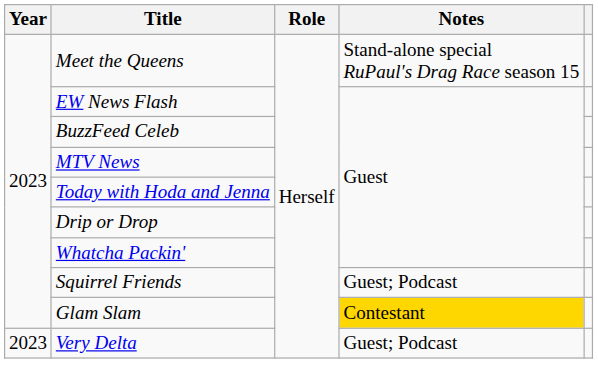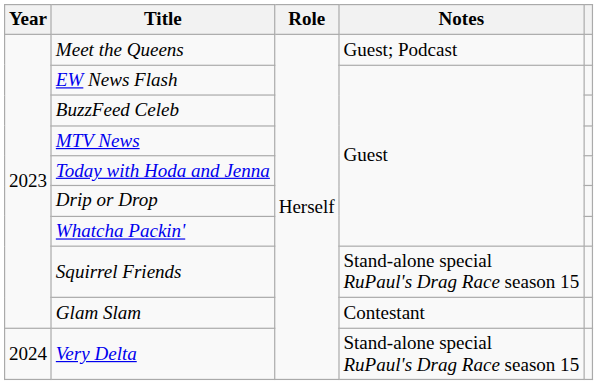(461, 60) Stand-alone special RuPaul's Drag Race season 15 -> (400, 49) Guest; Podcast
(400, 282) Guest; Podcast -> (461, 271) Stand-alone special RuPaul's Drag Race season 15
(384, 312) gold background -> (384, 312) no background
(28, 342) 2023 -> (28, 353) 2024
(400, 342) Guest; Podcast -> (461, 353) Stand-alone special RuPaul's Drag Race season 15
